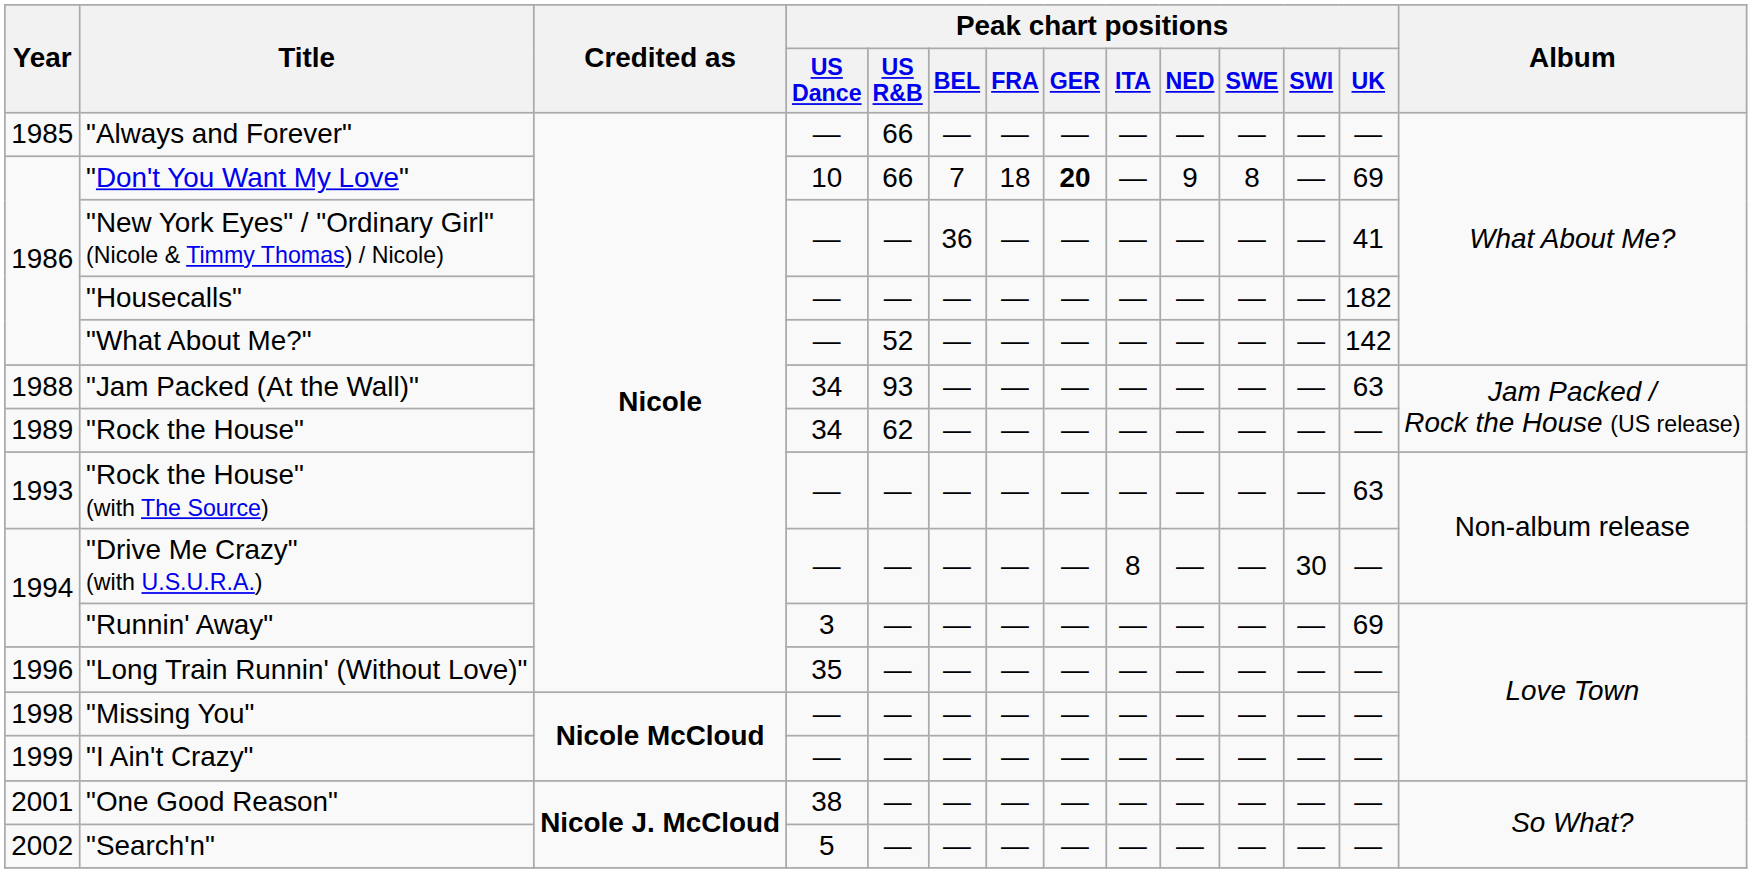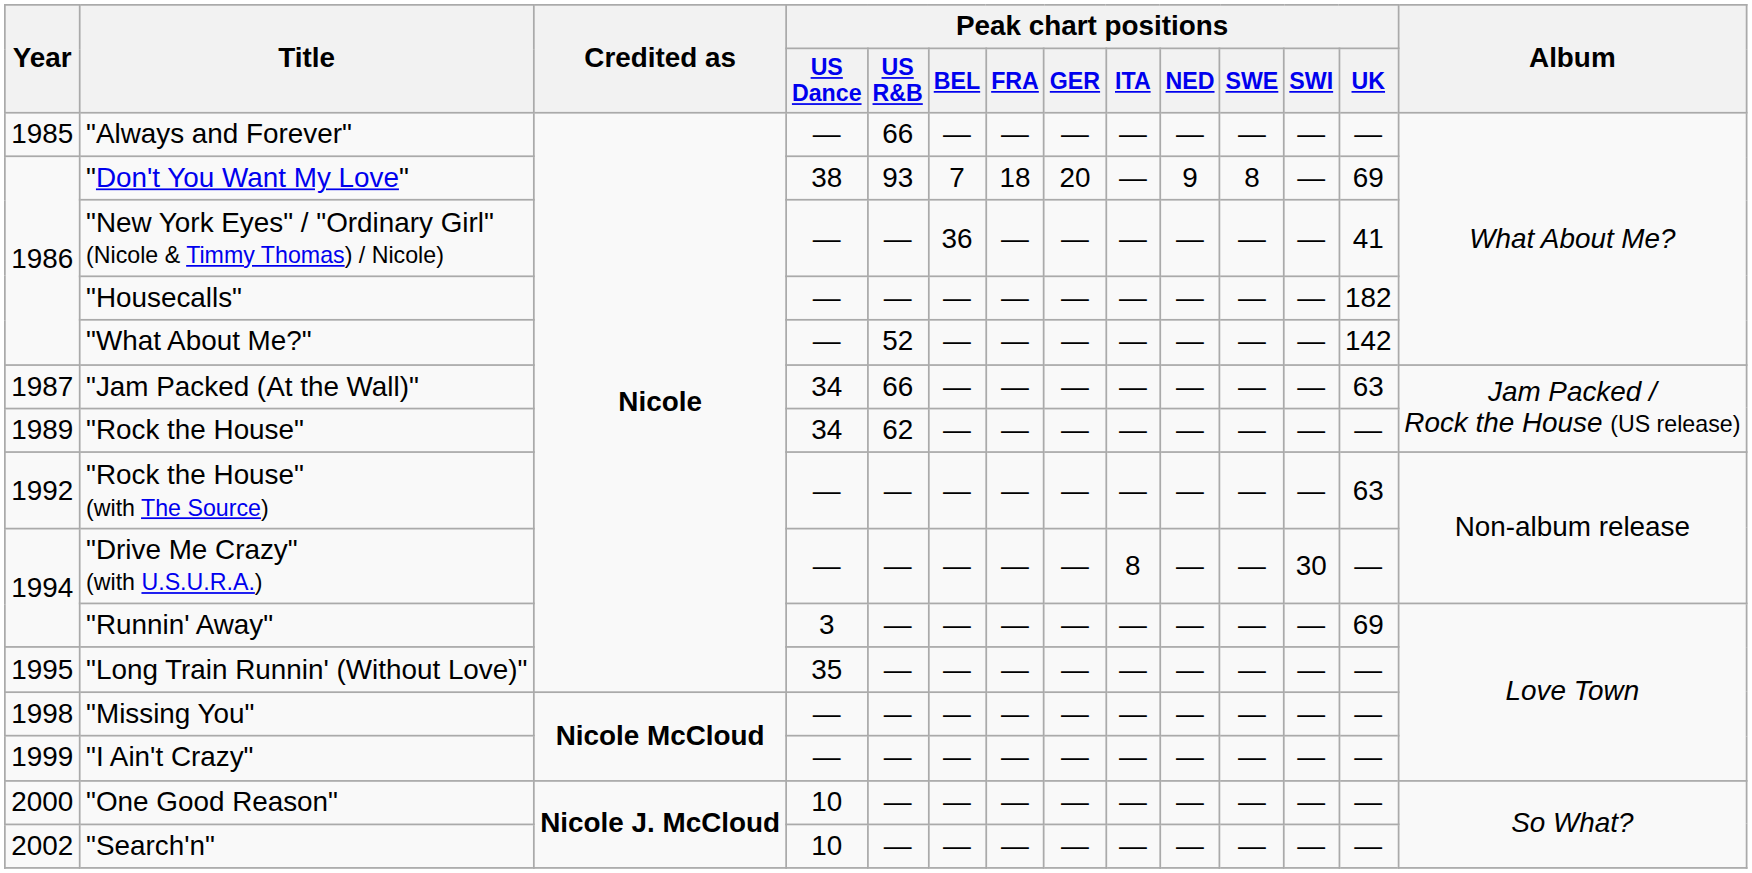(827, 178) 10 -> (827, 178) 38
(898, 178) 66 -> (898, 178) 93
(1075, 178) bold -> (1075, 178) normal
(42, 385) 1988 -> (42, 385) 1987
(898, 385) 93 -> (898, 385) 66
(42, 489) 1993 -> (42, 489) 1992
(42, 669) 1996 -> (42, 669) 1995
(42, 801) 2001 -> (42, 801) 2000
(827, 801) 38 -> (827, 801) 10
(827, 846) 5 -> (827, 846) 10
